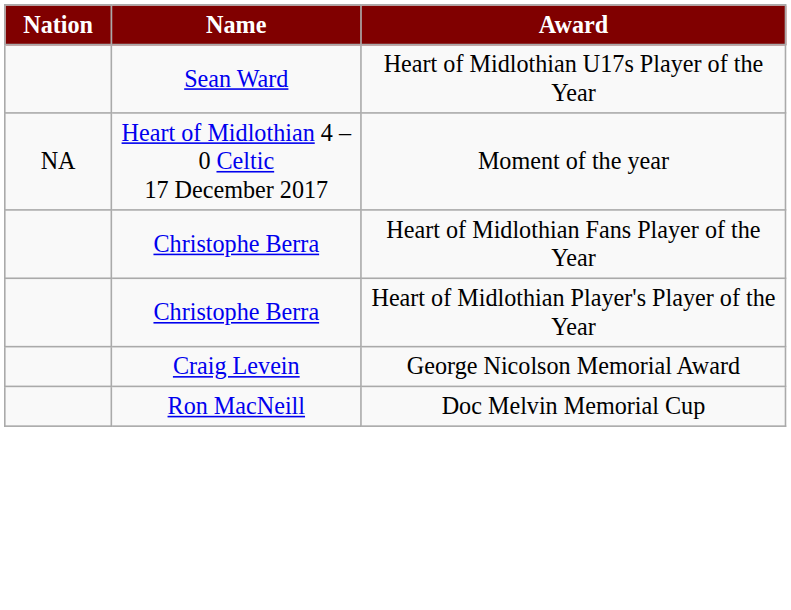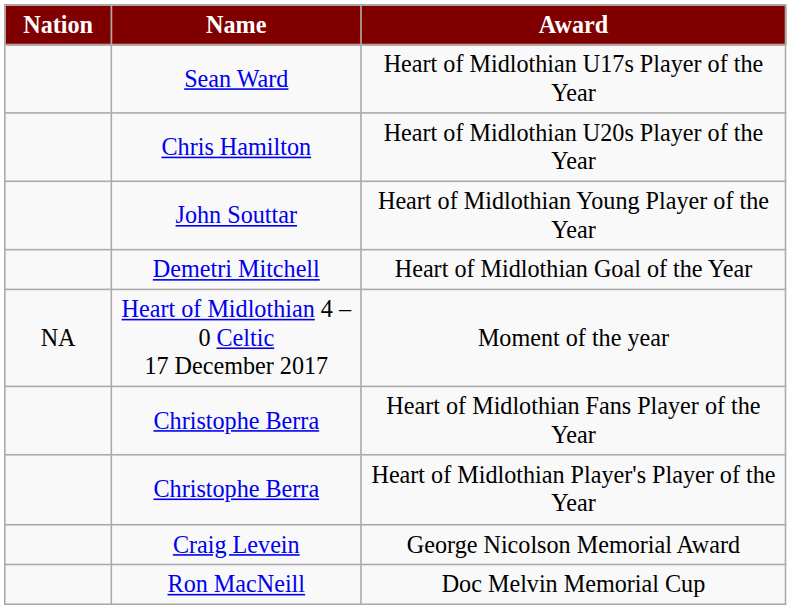+ row: (573, 147)
+ row: (573, 215)
+ row: (573, 269)
